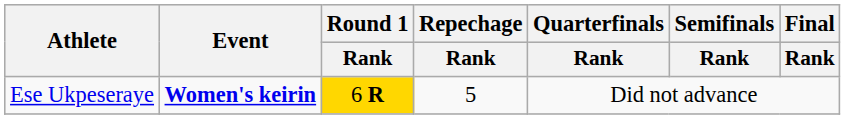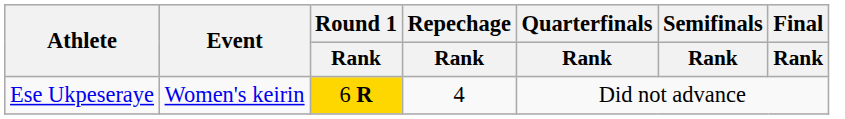(240, 95) bold -> (235, 95) normal
(471, 95) 5 -> (459, 95) 4
